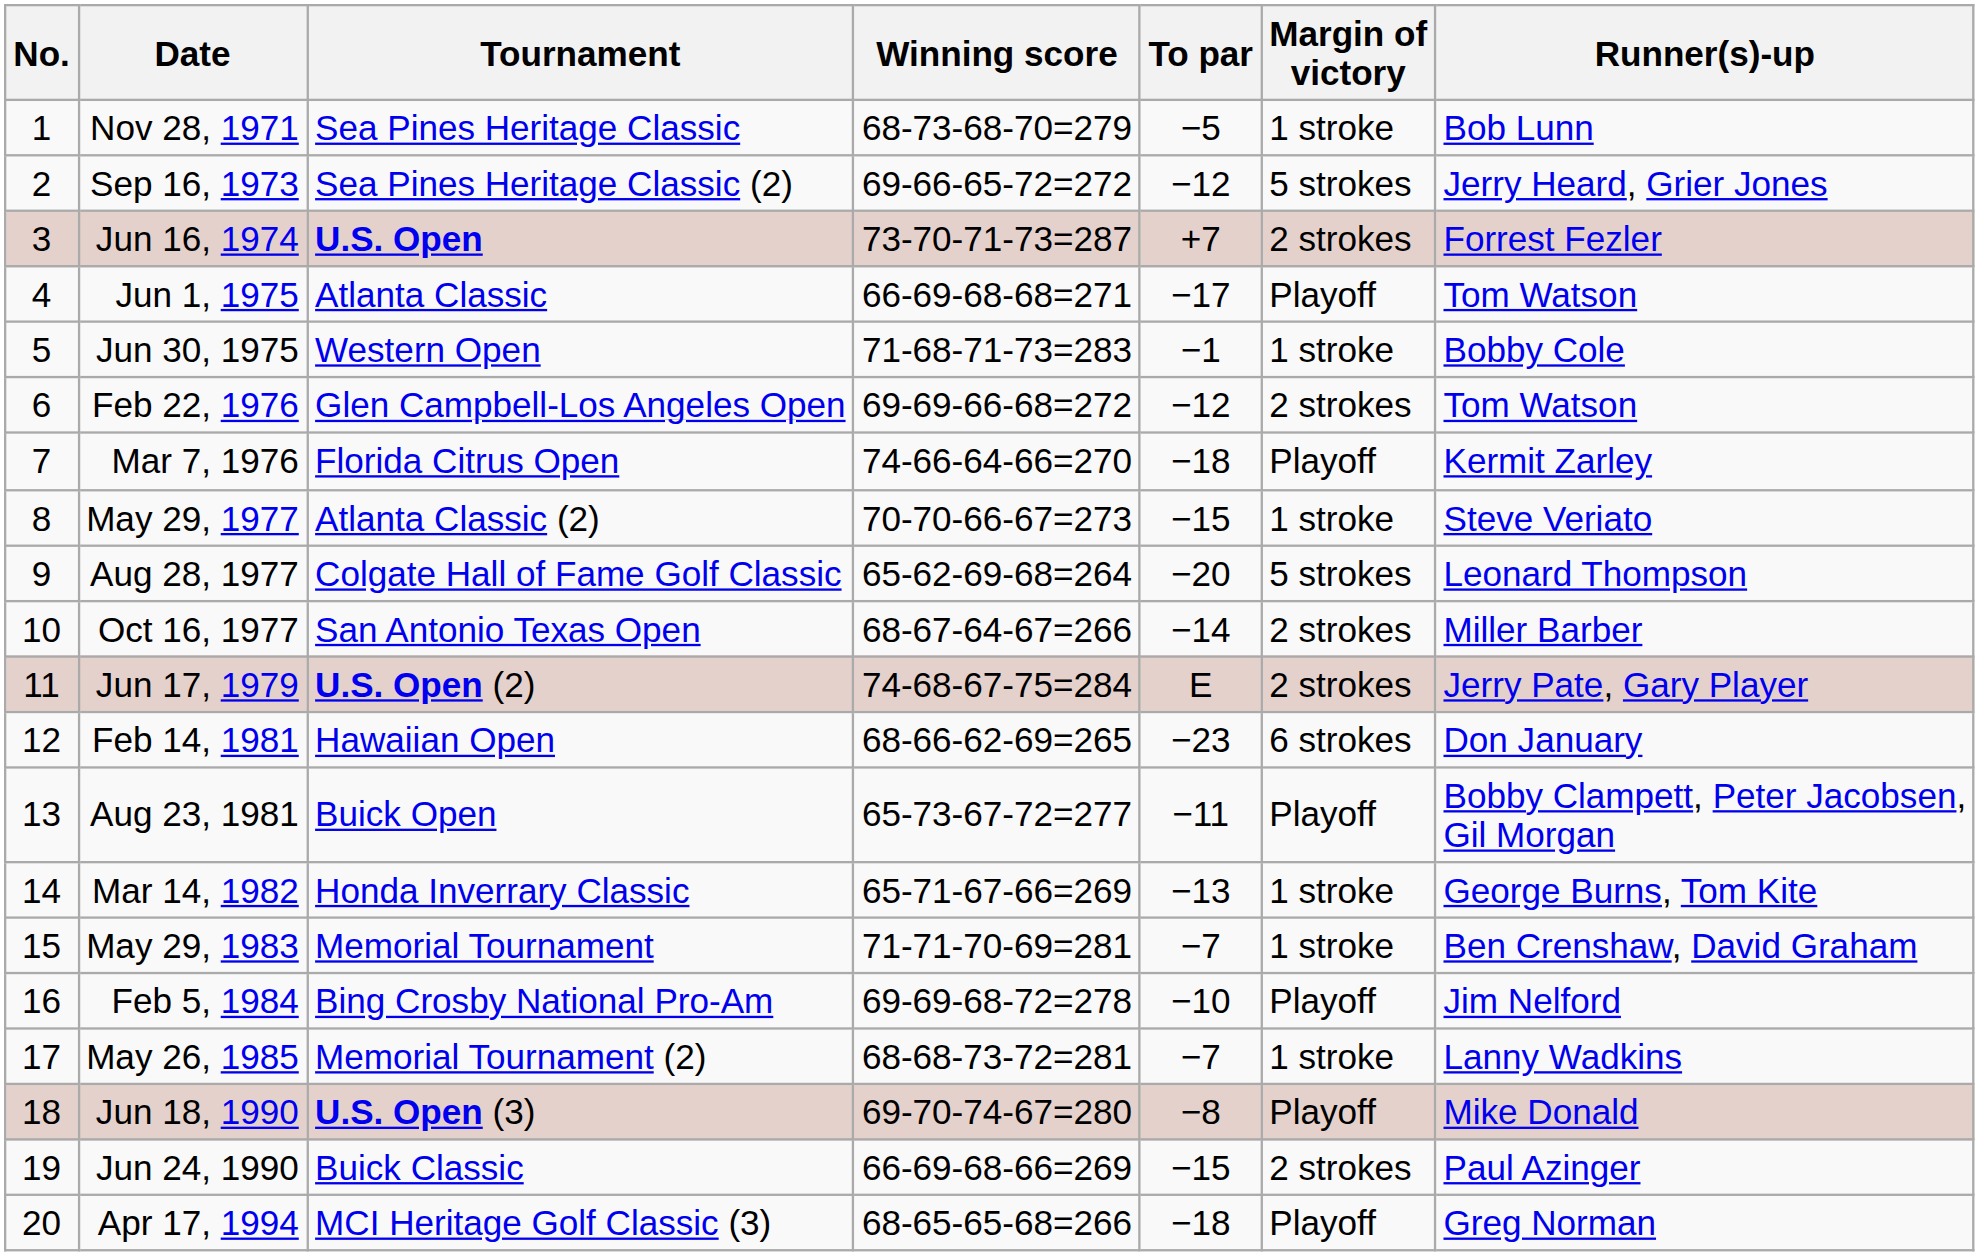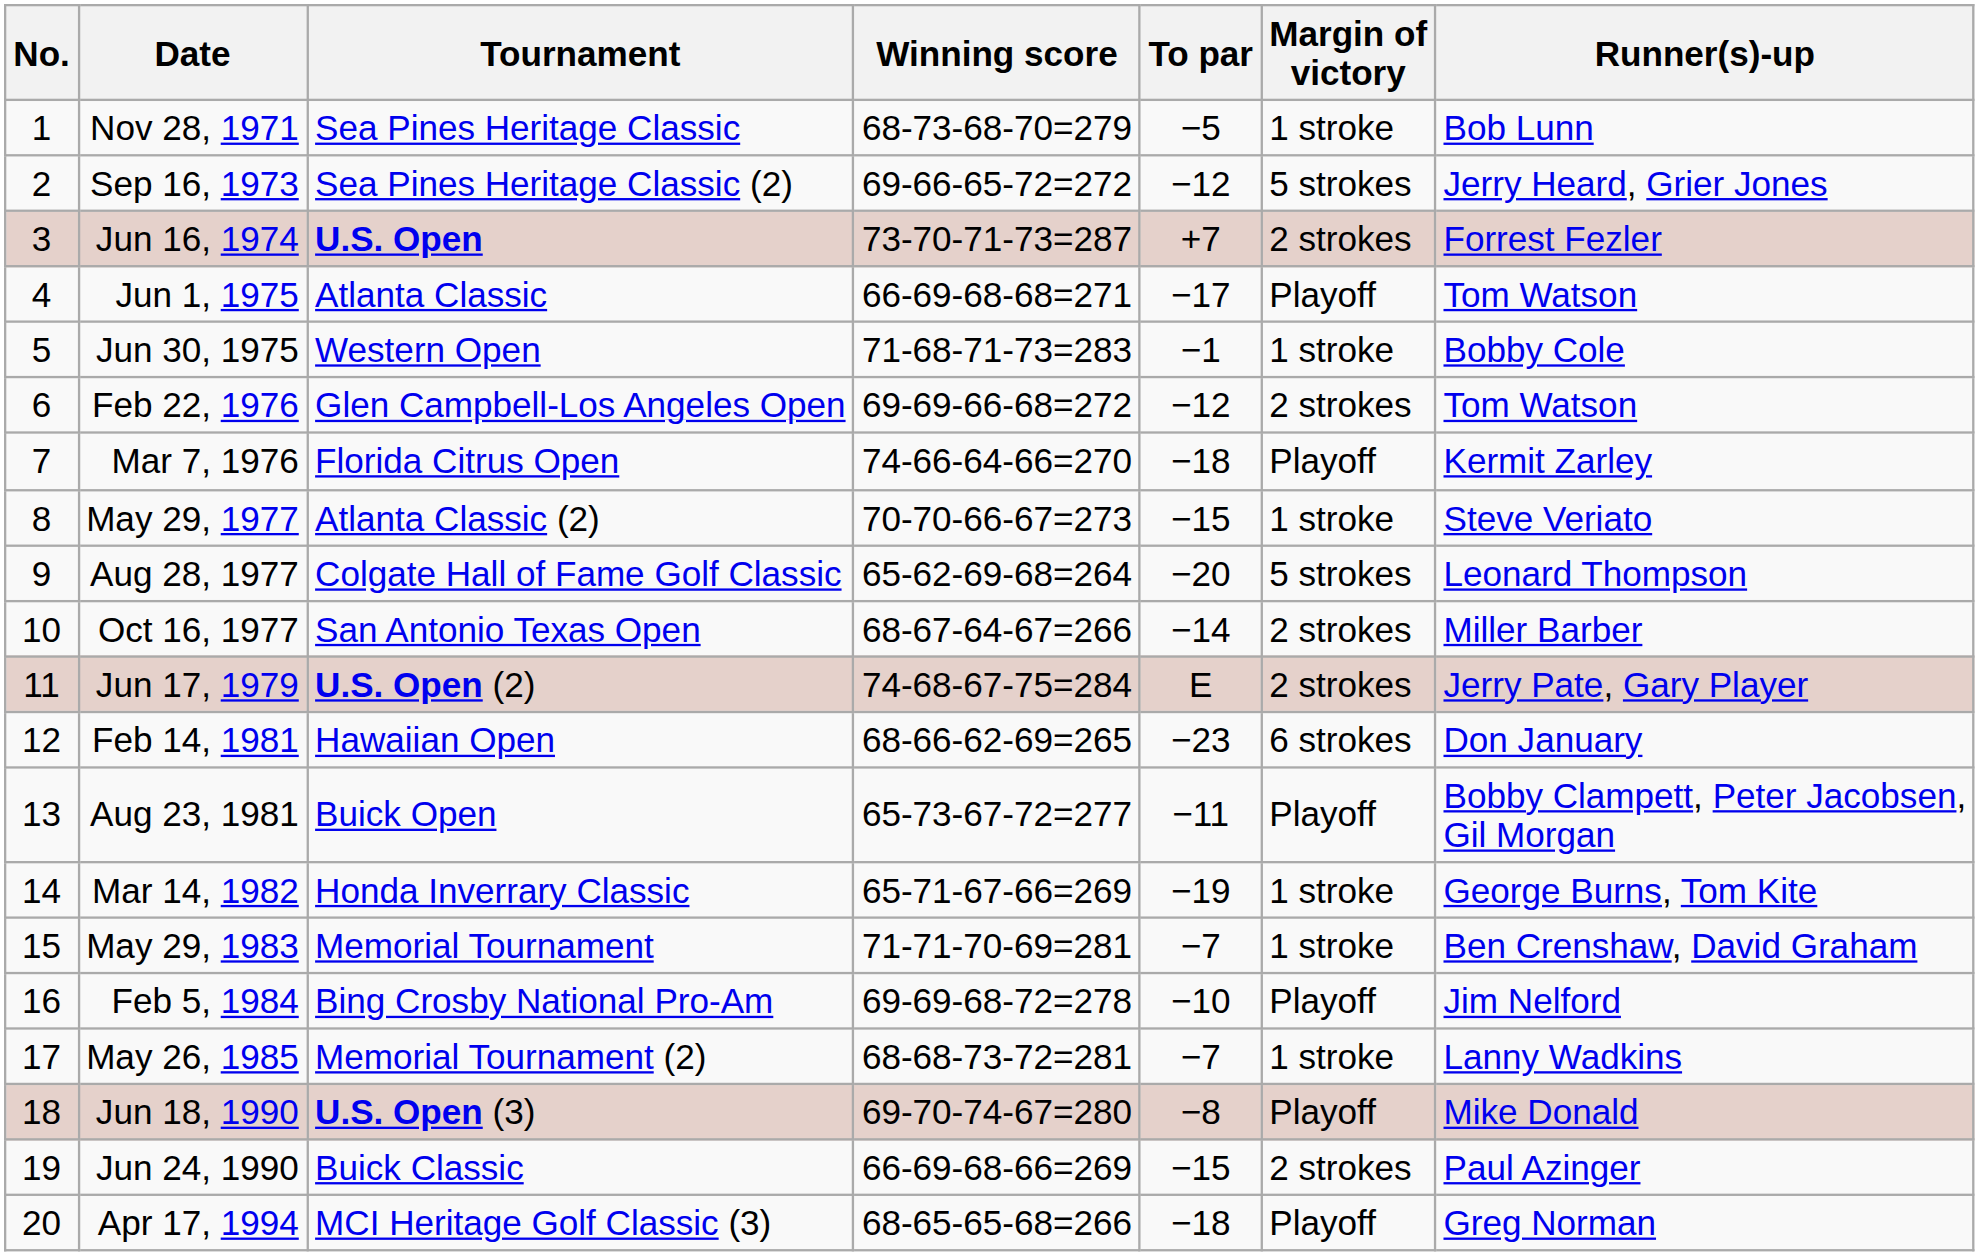(1201, 890) −13 -> (1201, 890) −19
